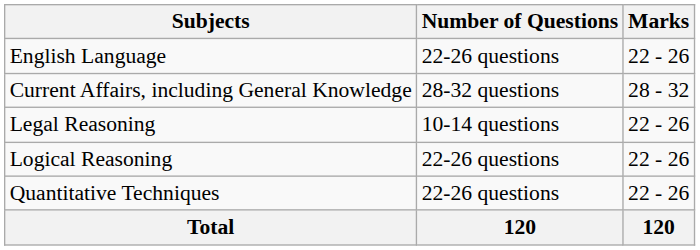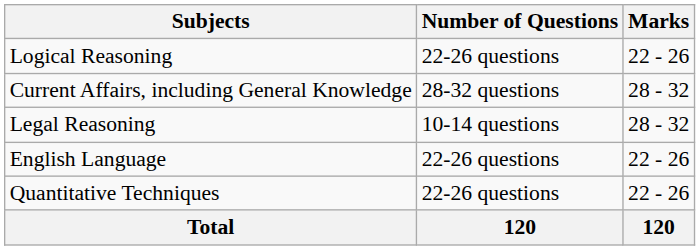rows swapped: (88, 55) <-> (91, 158)
(659, 124) 22 - 26 -> (659, 124) 28 - 32
